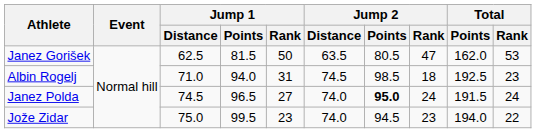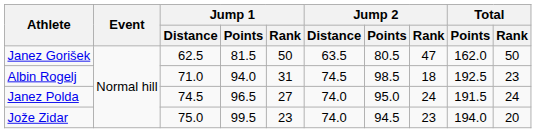(512, 56) 53 -> (512, 56) 50
(387, 97) bold -> (387, 97) normal
(512, 117) 22 -> (512, 117) 20
